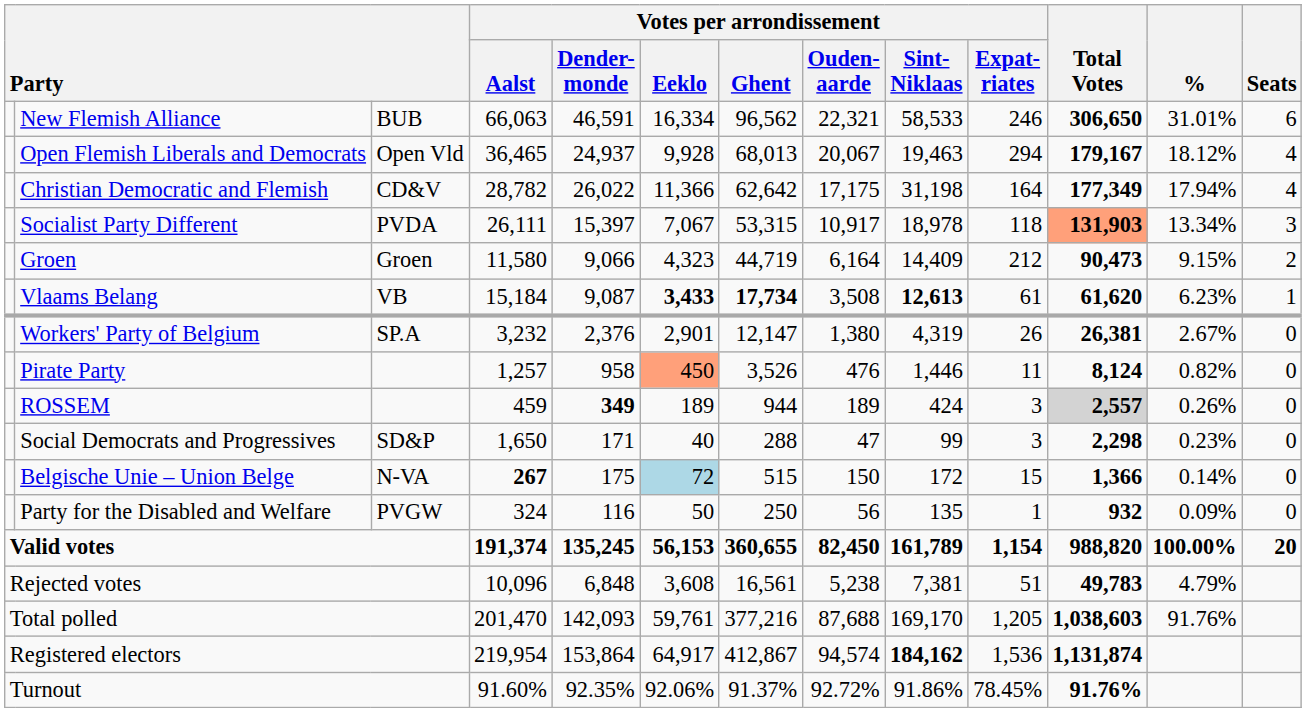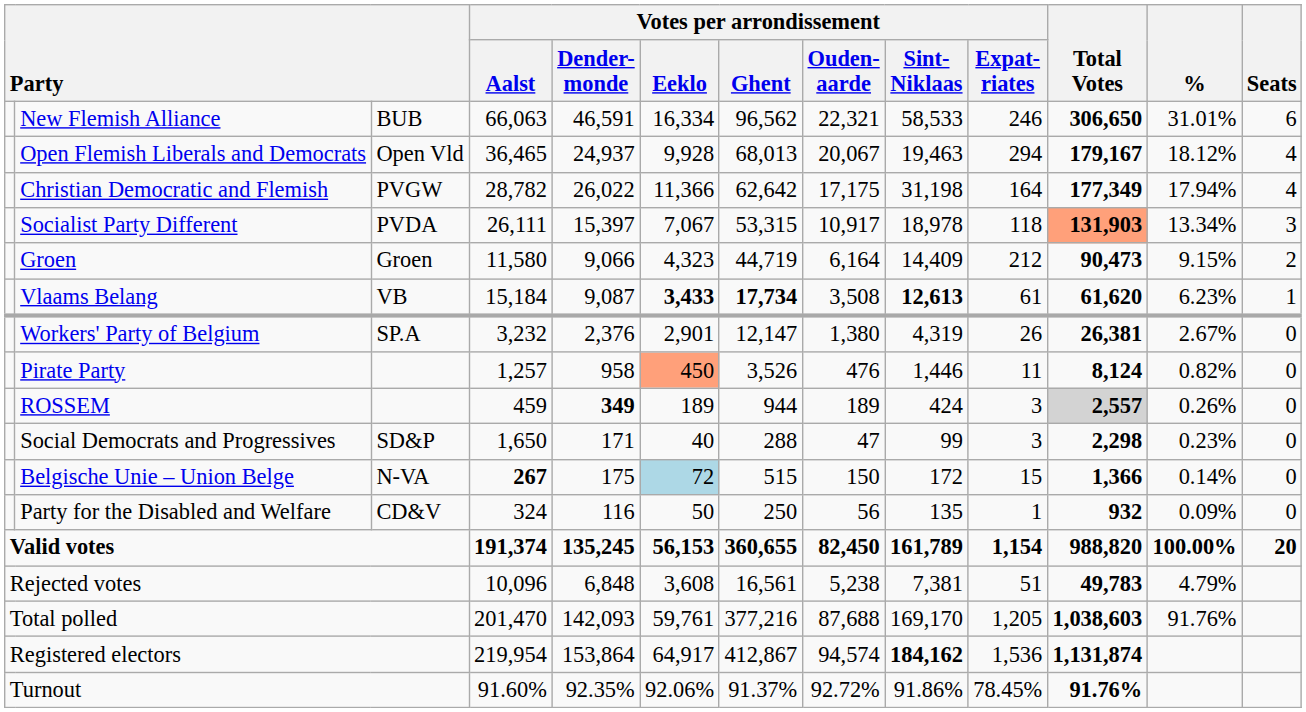(409, 189) CD&V -> (409, 189) PVGW
(409, 512) PVGW -> (409, 512) CD&V
